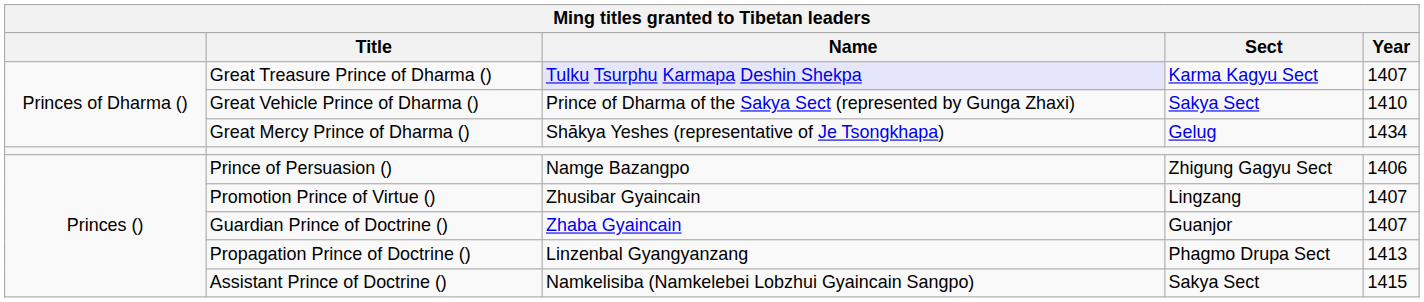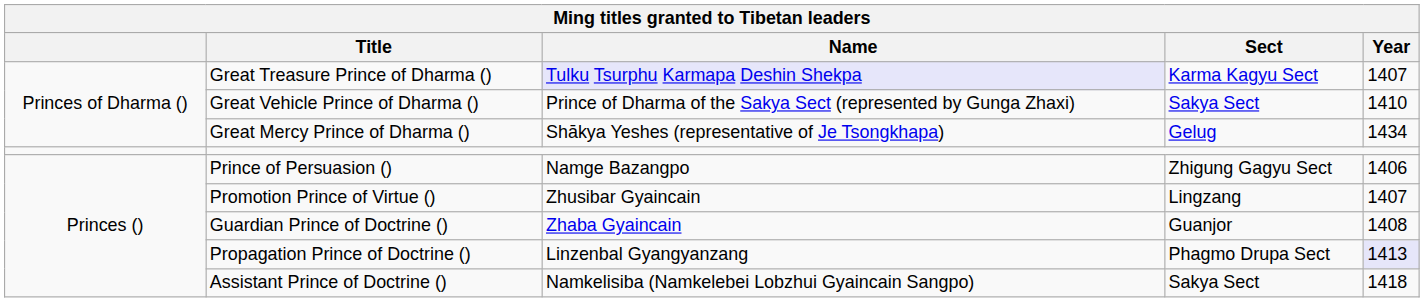(1387, 225) 1407 -> (1387, 225) 1408
(1387, 254) no background -> (1387, 254) lavender background
(1387, 282) 1415 -> (1387, 282) 1418
